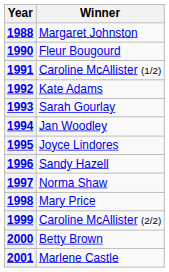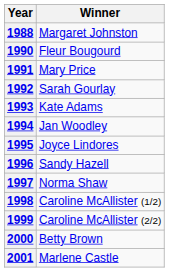(100, 70) Caroline McAllister (1/2) -> (67, 70) Mary Price
(71, 88) Kate Adams -> (77, 88) Sarah Gourlay
(77, 107) Sarah Gourlay -> (71, 107) Kate Adams
(67, 201) Mary Price -> (100, 201) Caroline McAllister (1/2)
